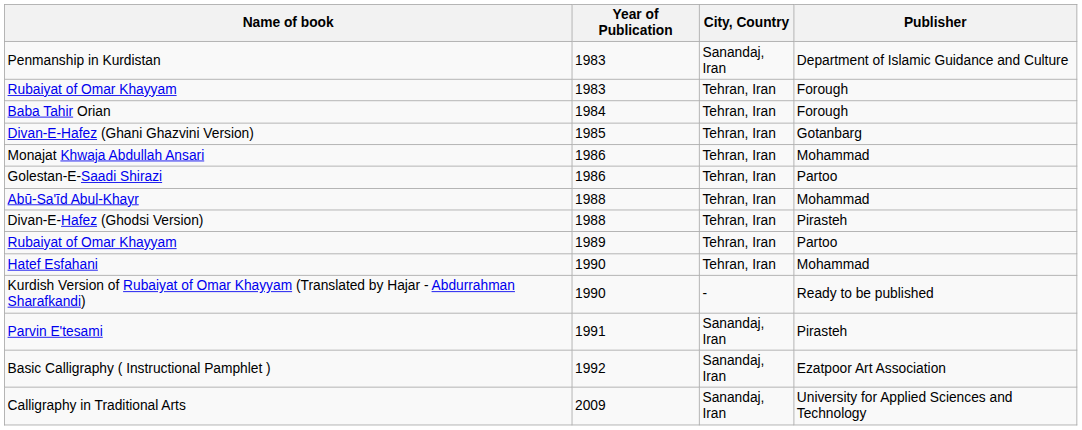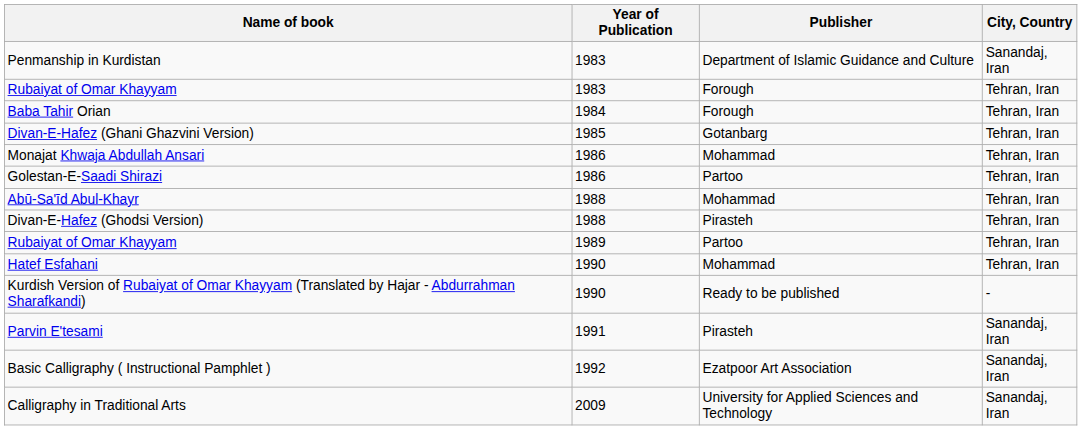columns swapped: (935, 23) <-> (746, 23)
